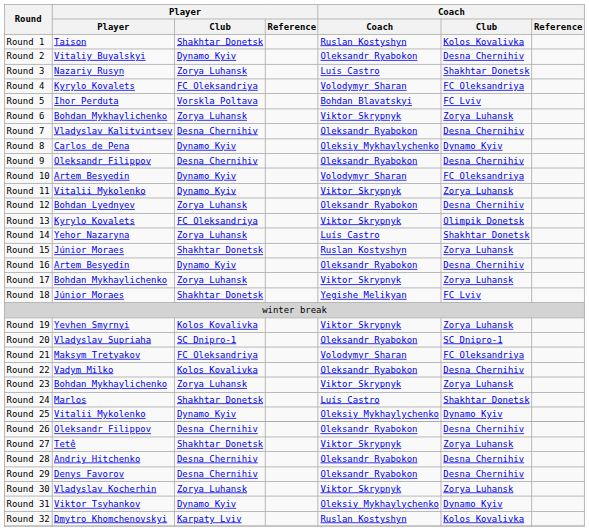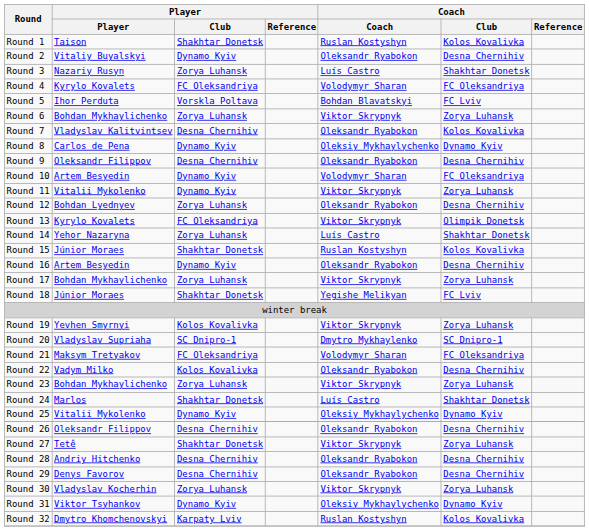(484, 131) Desna Chernihiv -> (484, 131) Kolos Kovalivka
(478, 250) Zorya Luhansk -> (484, 250) Kolos Kovalivka
(369, 340) Oleksandr Ryabokon -> (369, 340) Dmytro Mykhaylenko
